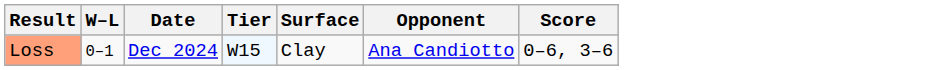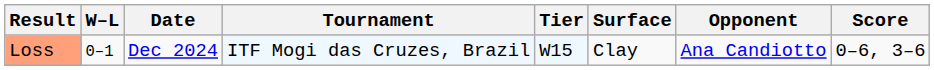+ column: (379, 20)
